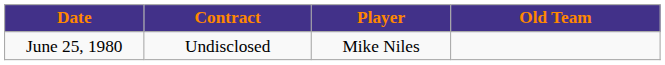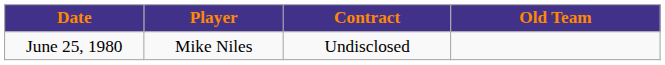columns swapped: (381, 18) <-> (228, 18)
